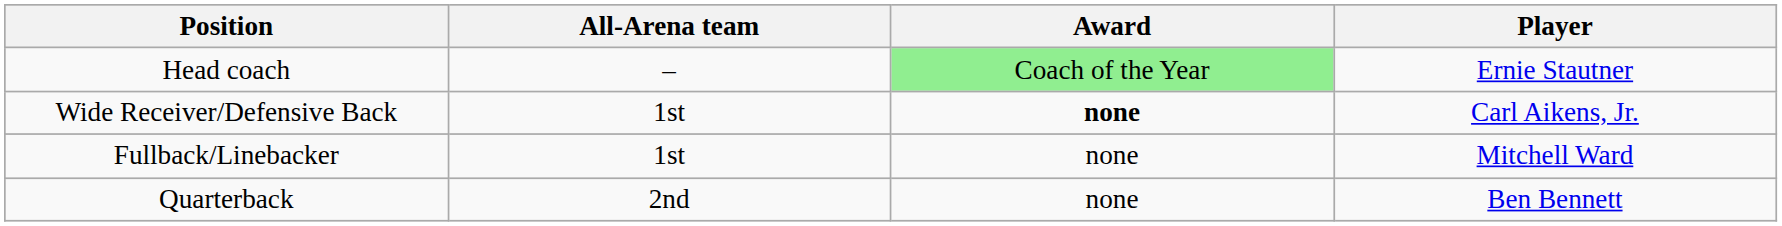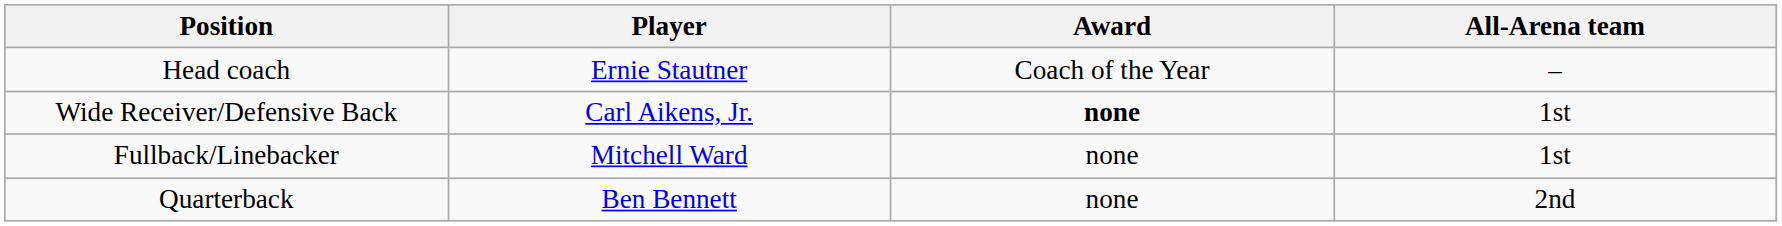columns swapped: (1555, 26) <-> (669, 26)
(1112, 69) lightgreen background -> (1112, 69) no background
